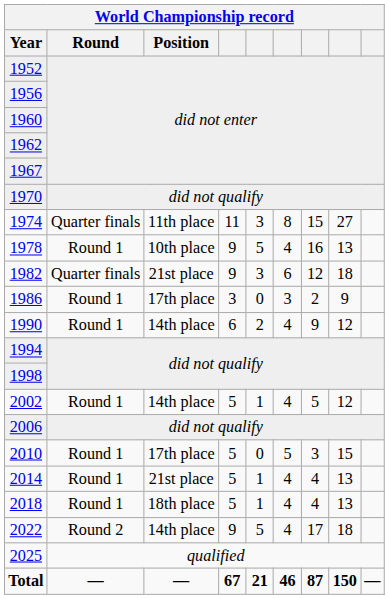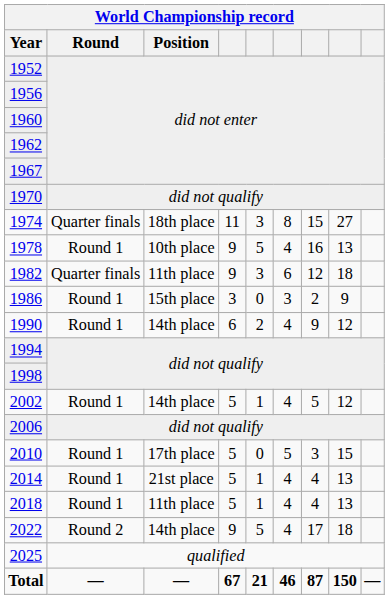(181, 222) 11th place -> (181, 222) 18th place
(181, 273) 21st place -> (181, 273) 11th place
(181, 299) 17th place -> (181, 299) 15th place
(181, 504) 18th place -> (181, 504) 11th place
